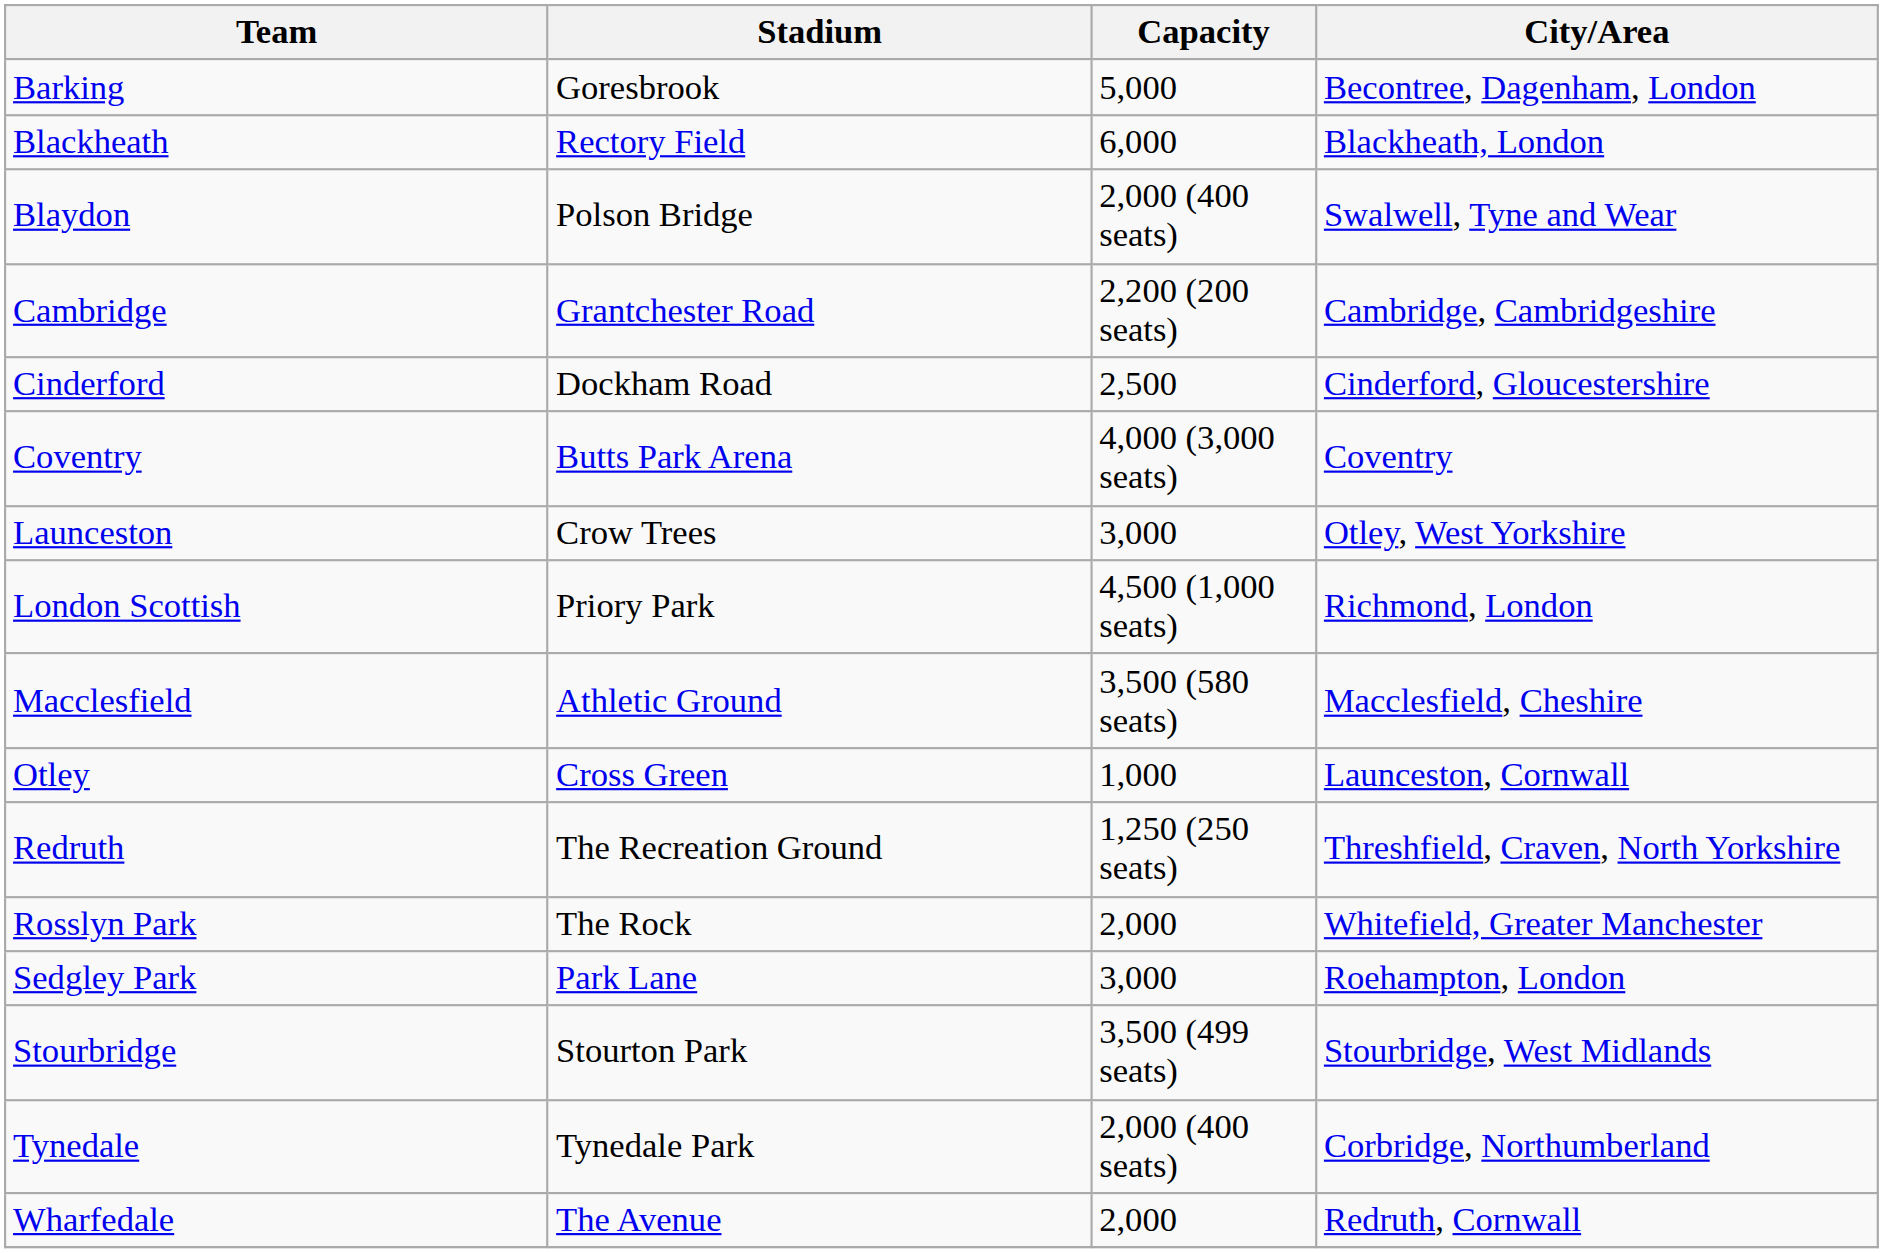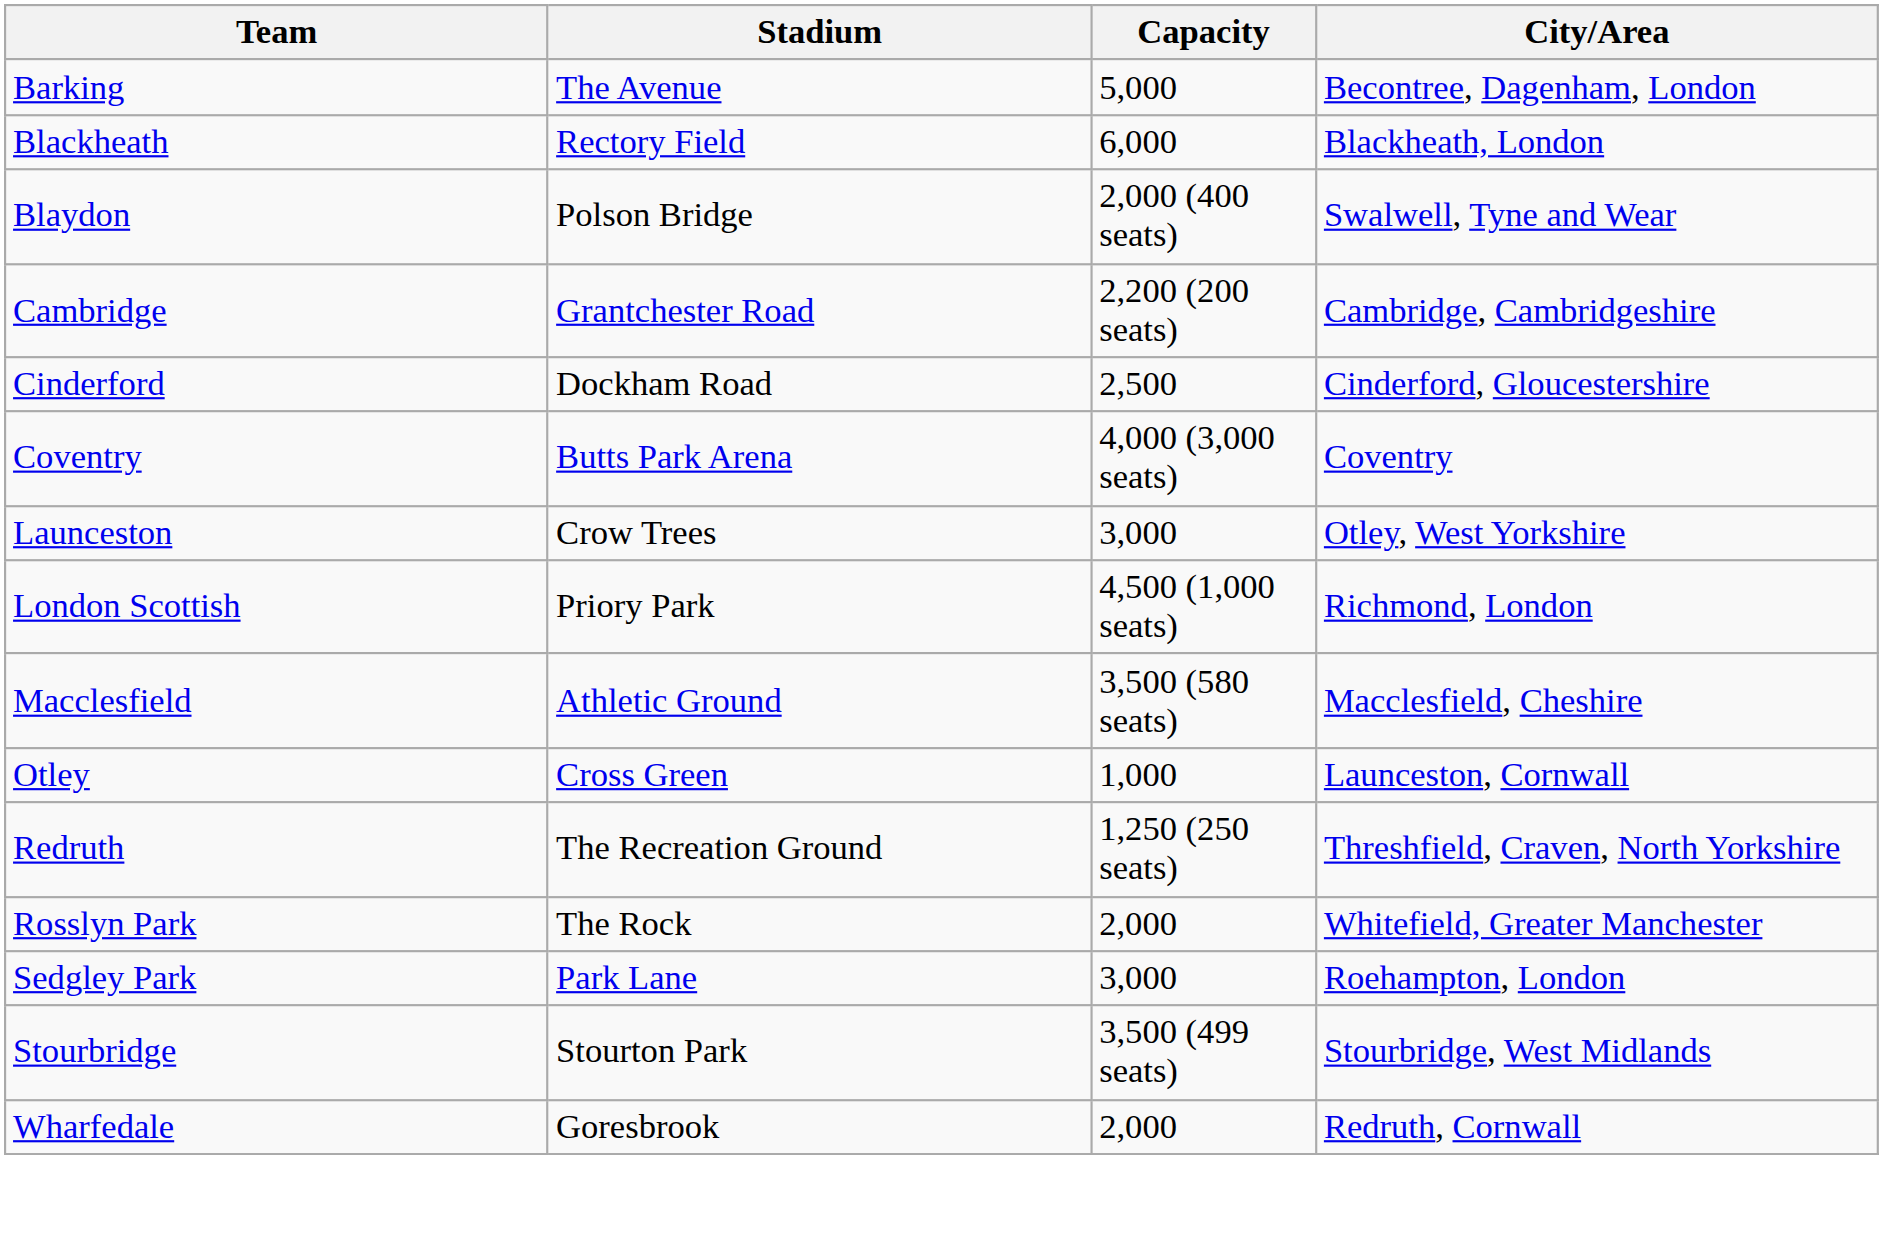(638, 86) Goresbrook -> (639, 86) The Avenue
- row: (76, 1145)
(639, 1219) The Avenue -> (638, 1126) Goresbrook
